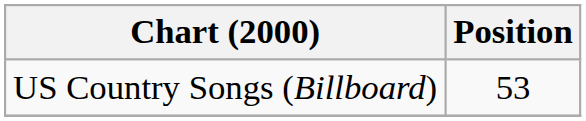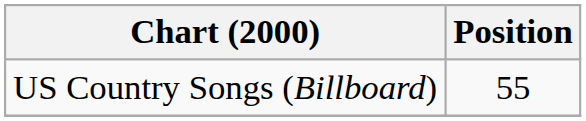(513, 87) 53 -> (513, 87) 55
